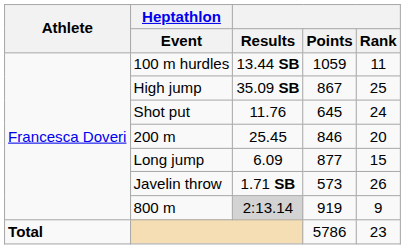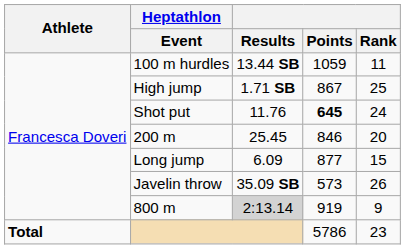(268, 89) 35.09 SB -> (268, 89) 1.71 SB
(330, 112) normal -> (330, 112) bold
(268, 184) 1.71 SB -> (268, 184) 35.09 SB
